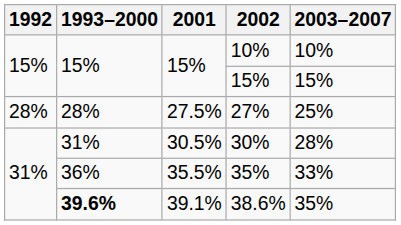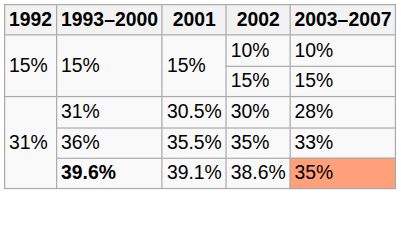- row: (250, 111)
(314, 204) no background -> (314, 173) lightsalmon background
